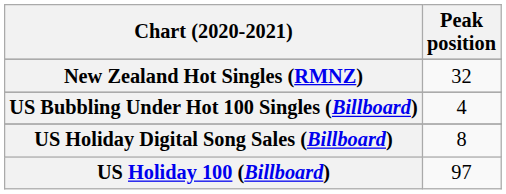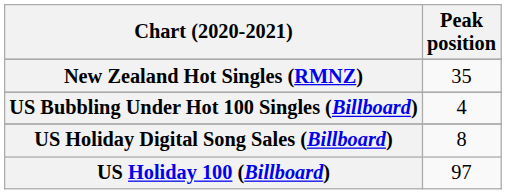(462, 75) 32 -> (462, 75) 35
